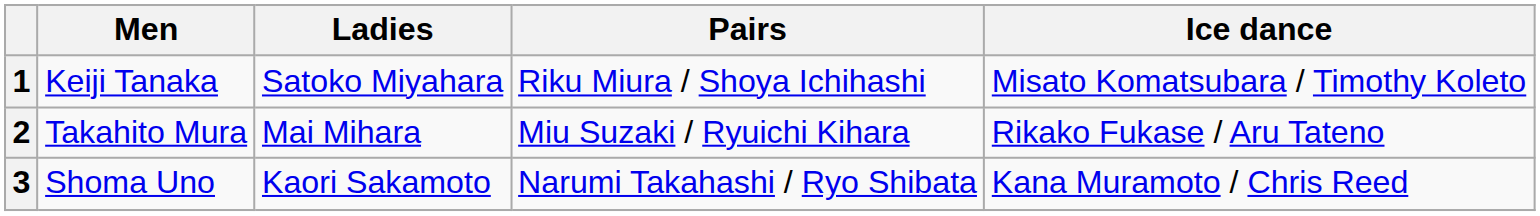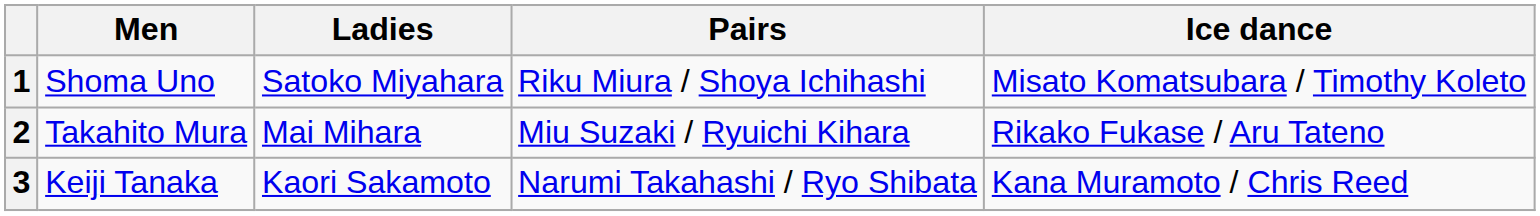(132, 81) Keiji Tanaka -> (130, 81) Shoma Uno
(130, 183) Shoma Uno -> (132, 183) Keiji Tanaka
